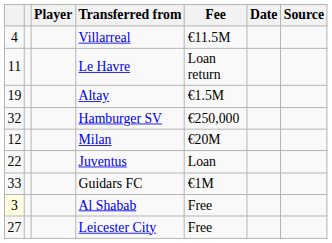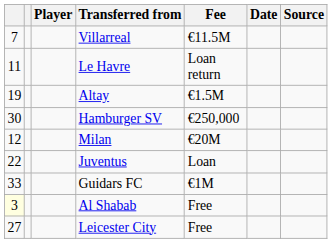(14, 37) 4 -> (14, 37) 7
(14, 118) 32 -> (14, 118) 30
